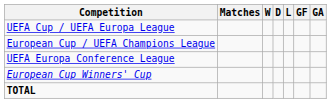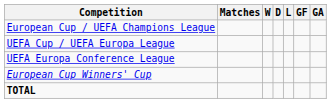rows swapped: (111, 44) <-> (91, 28)
